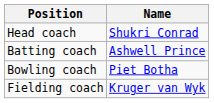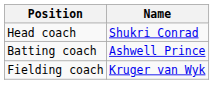- row: (52, 70)
